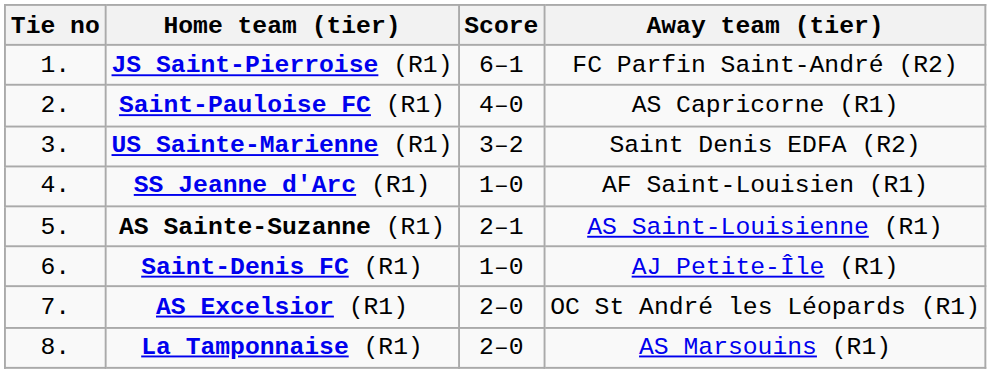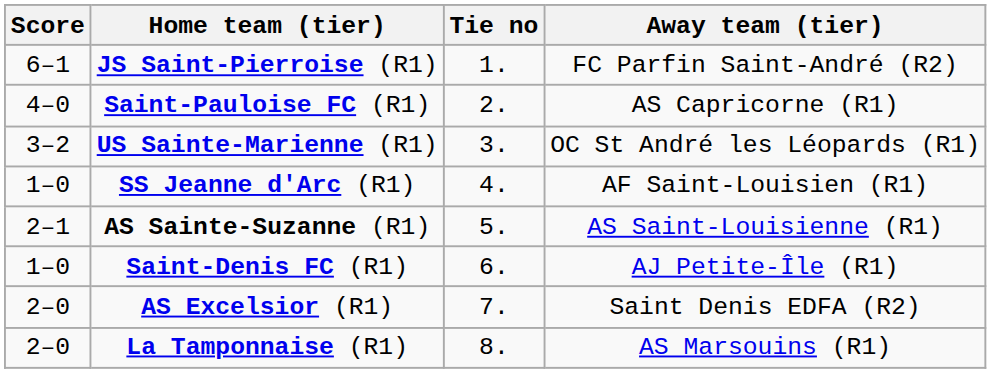columns swapped: (55, 25) <-> (501, 25)
(765, 146) Saint Denis EDFA (R2) -> (765, 146) OC St André les Léopards (R1)
(765, 307) OC St André les Léopards (R1) -> (765, 307) Saint Denis EDFA (R2)
